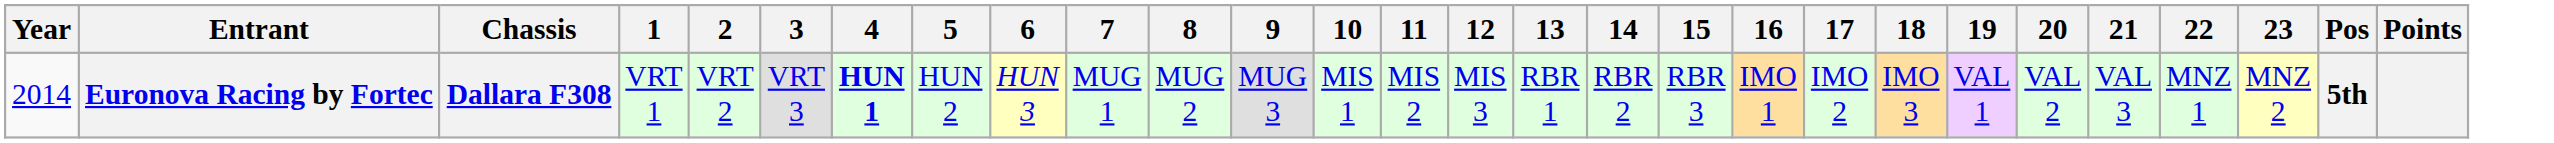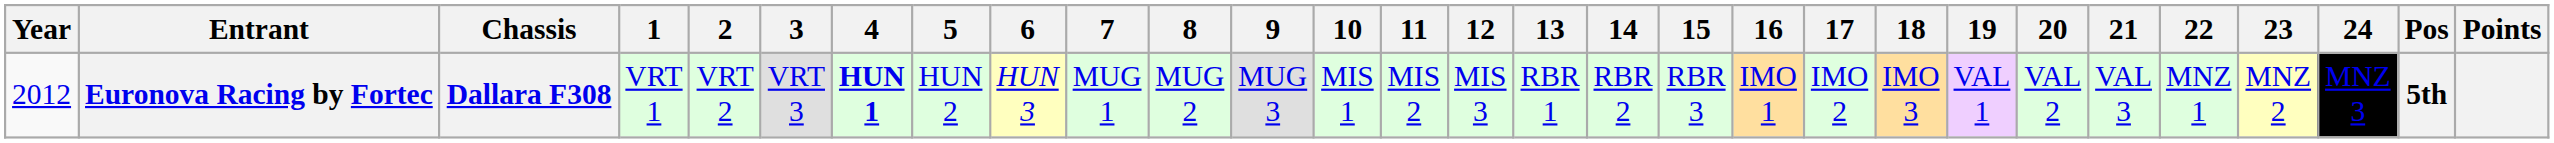+ column: (2358, 28)
(42, 94) 2014 -> (42, 94) 2012
